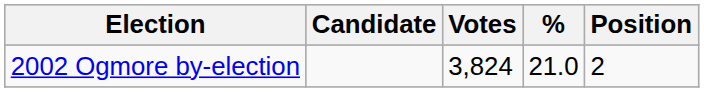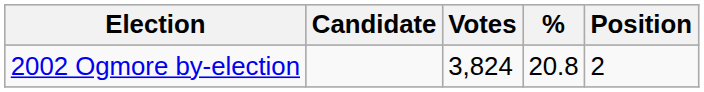(553, 65) 21.0 -> (553, 65) 20.8
